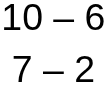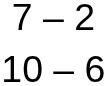rows swapped: (53, 17) <-> (53, 69)
